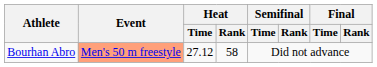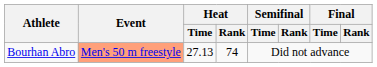(200, 53) 27.12 -> (200, 53) 27.13
(232, 53) 58 -> (232, 53) 74
